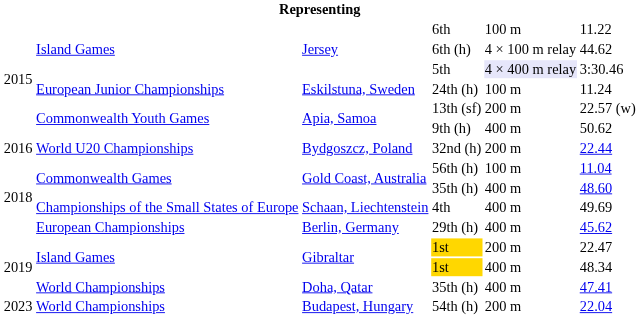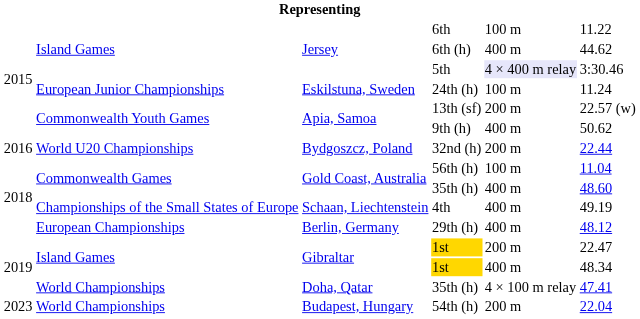(530, 49) 4 × 100 m relay -> (503, 49) 400 m
(596, 207) 49.69 -> (596, 207) 49.19
(596, 227) 45.62 -> (596, 227) 48.12
(503, 287) 400 m -> (530, 287) 4 × 100 m relay
